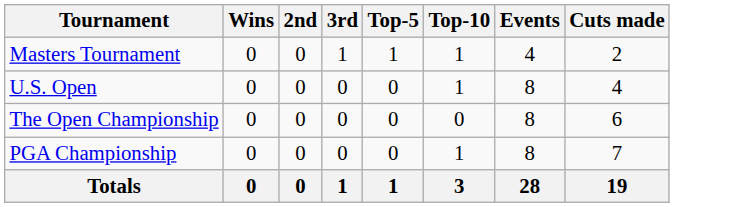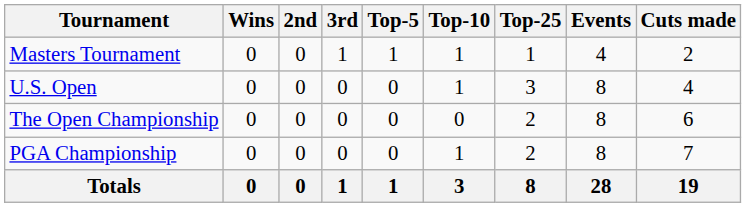+ column: (530, 20)
